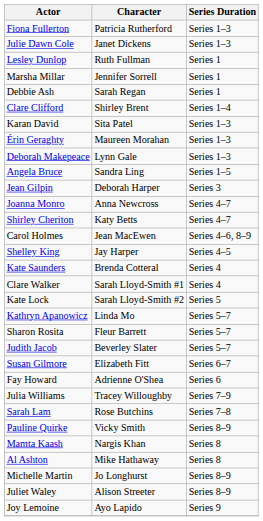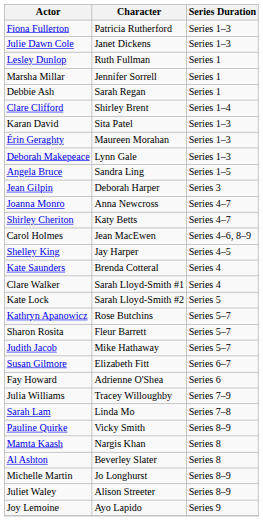(114, 316) Linda Mo -> (124, 316) Rose Butchins
(126, 348) Beverley Slater -> (127, 348) Mike Hathaway
(124, 412) Rose Butchins -> (114, 412) Linda Mo
(127, 460) Mike Hathaway -> (126, 460) Beverley Slater
